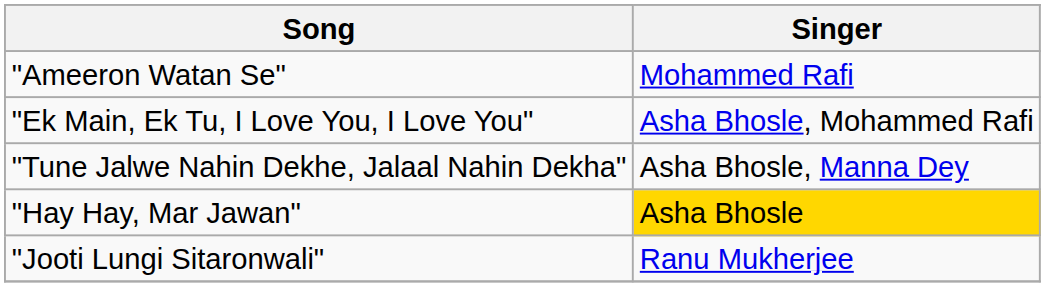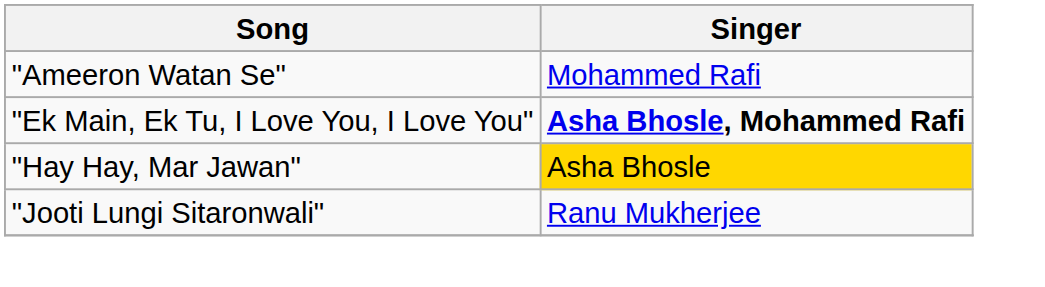(837, 121) normal -> (756, 121) bold
- row: (319, 167)
